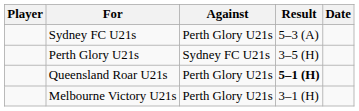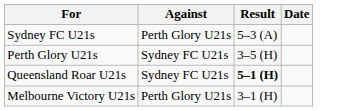- column: (25, 14)
(228, 75) Perth Glory U21s -> (185, 75) Sydney FC U21s
